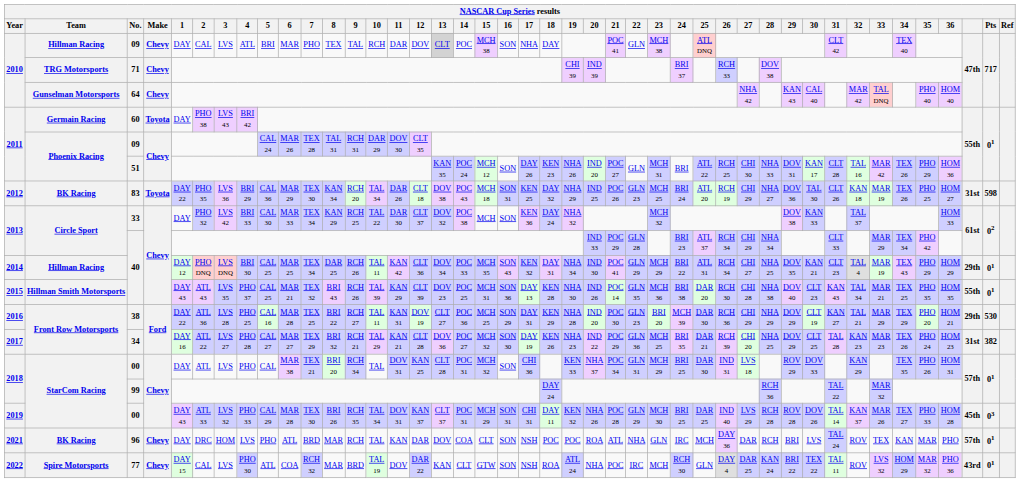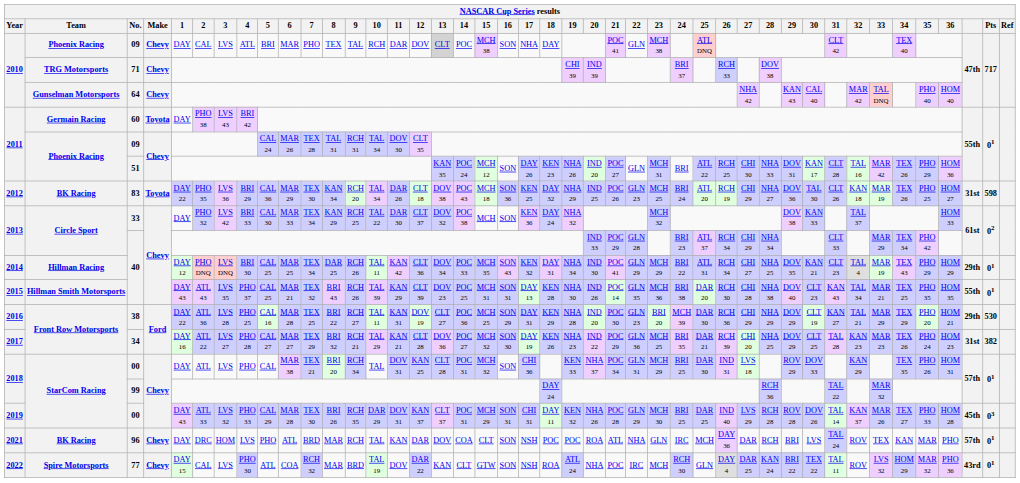(76, 45) Hillman Racing -> (76, 45) Phoenix Racing
(377, 143) DAR 29 -> (377, 143) TAL 34
(508, 193) SON 31 -> (508, 193) SON 36
(508, 292) SON 36 -> (508, 292) SON 31
(377, 415) TAL 34 -> (377, 415) DAR 29
